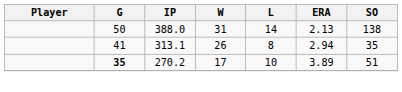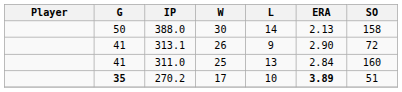(220, 29) 31 -> (220, 29) 30
(372, 29) 138 -> (372, 29) 158
(271, 46) 8 -> (271, 46) 9
(321, 46) 2.94 -> (321, 46) 2.90
(372, 46) 35 -> (372, 46) 72
+ row: (170, 62)
(321, 62) normal -> (321, 79) bold
